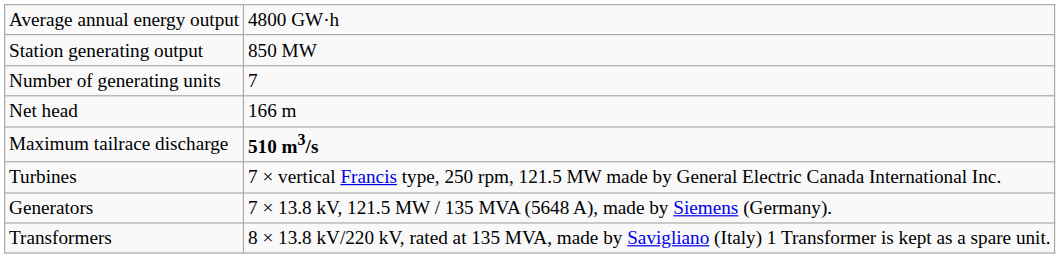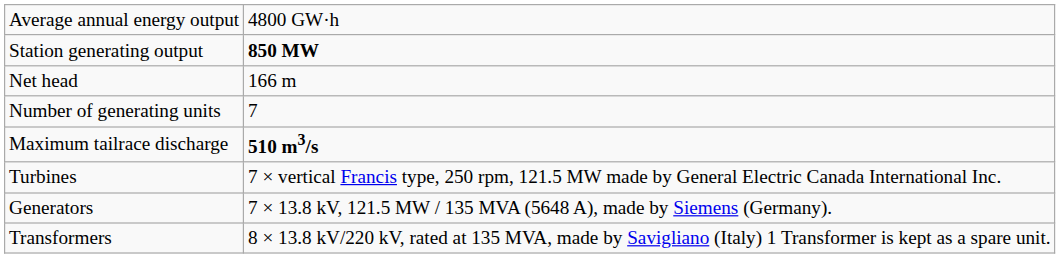(282, 50) normal -> (283, 50) bold
rows swapped: (115, 80) <-> (43, 111)
